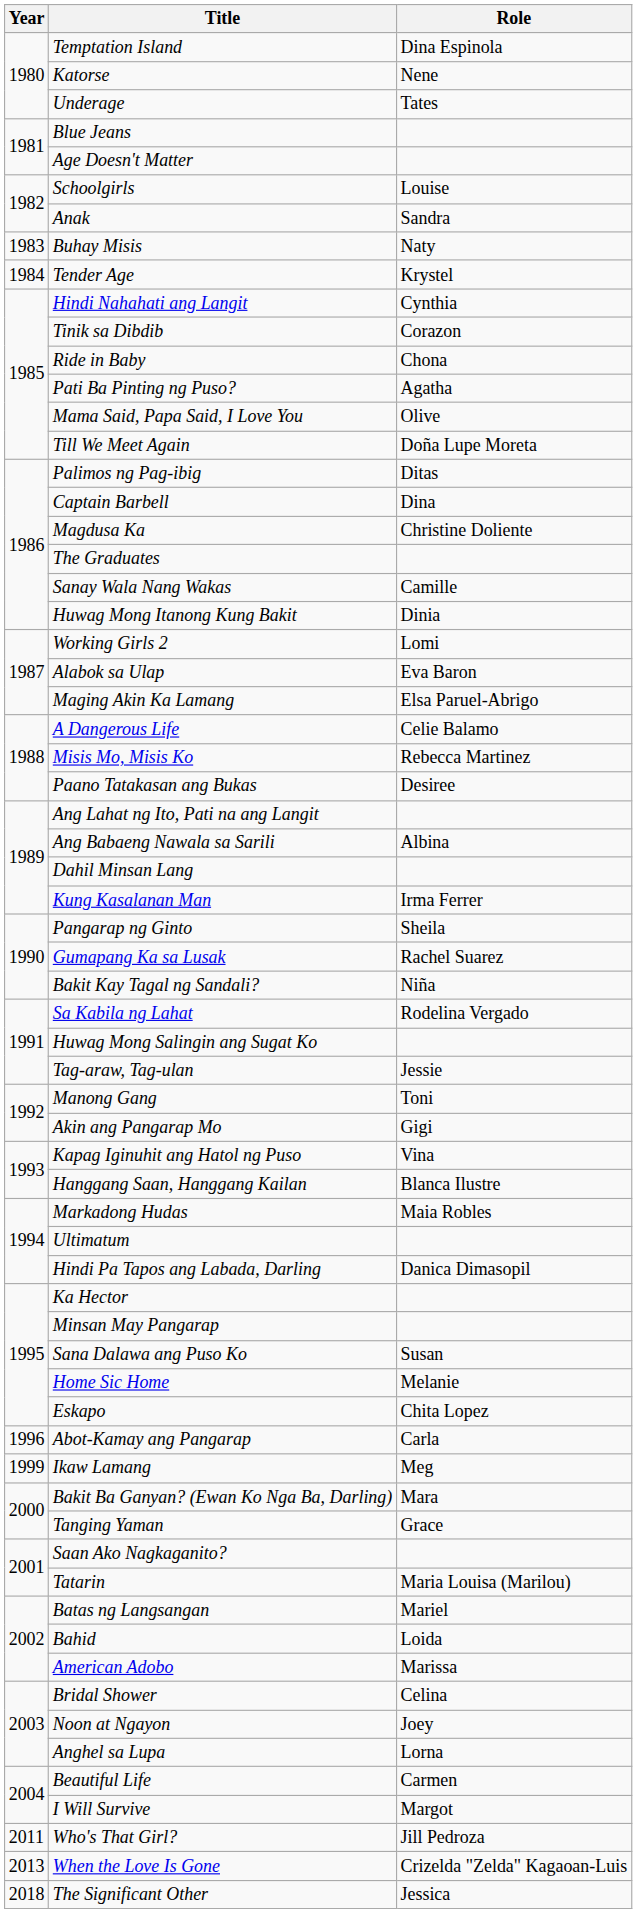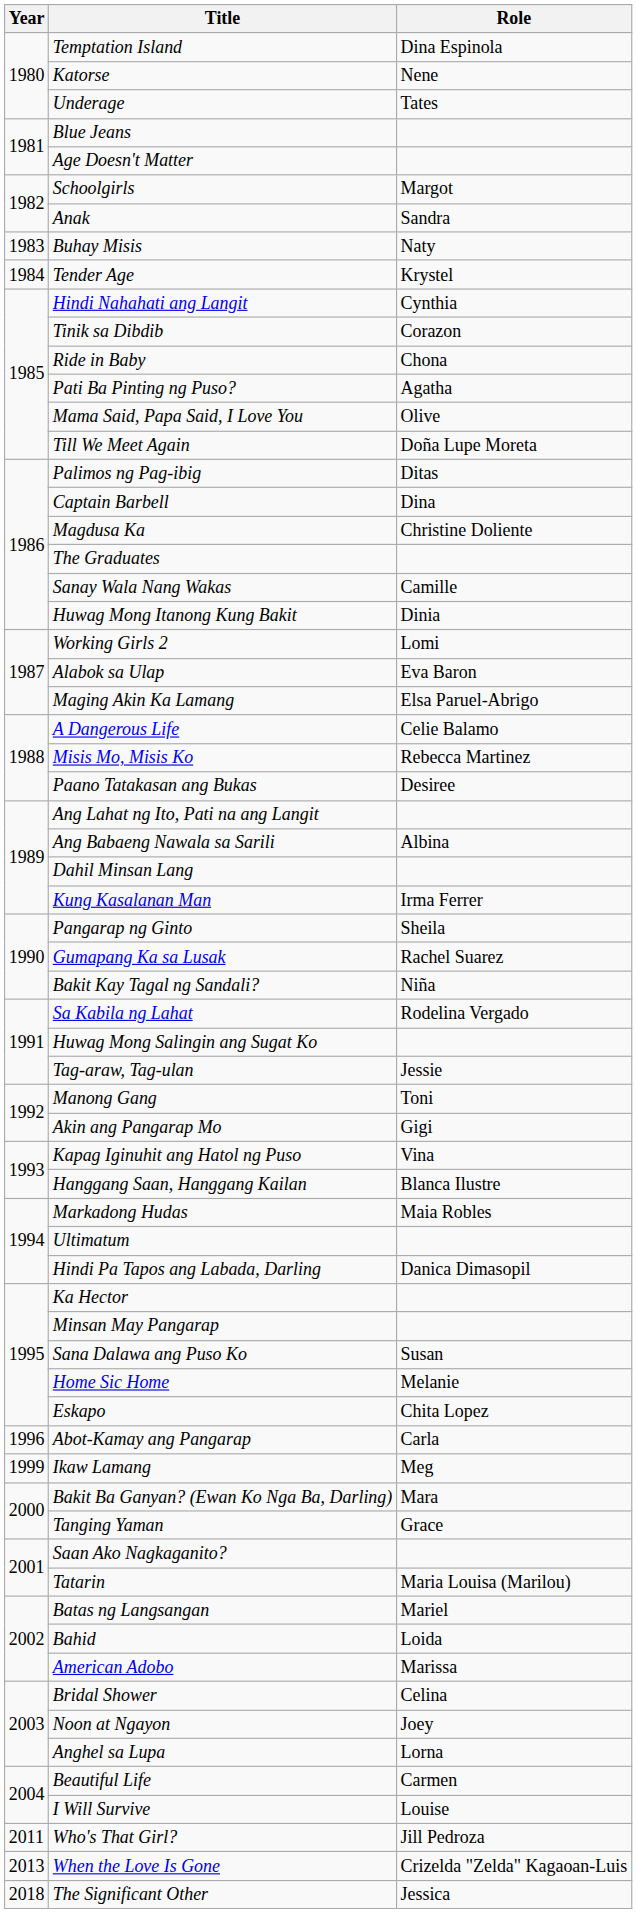(425, 189) Louise -> (427, 189) Margot
(427, 1809) Margot -> (425, 1809) Louise
